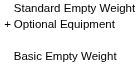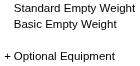rows swapped: (64, 24) <-> (65, 56)
